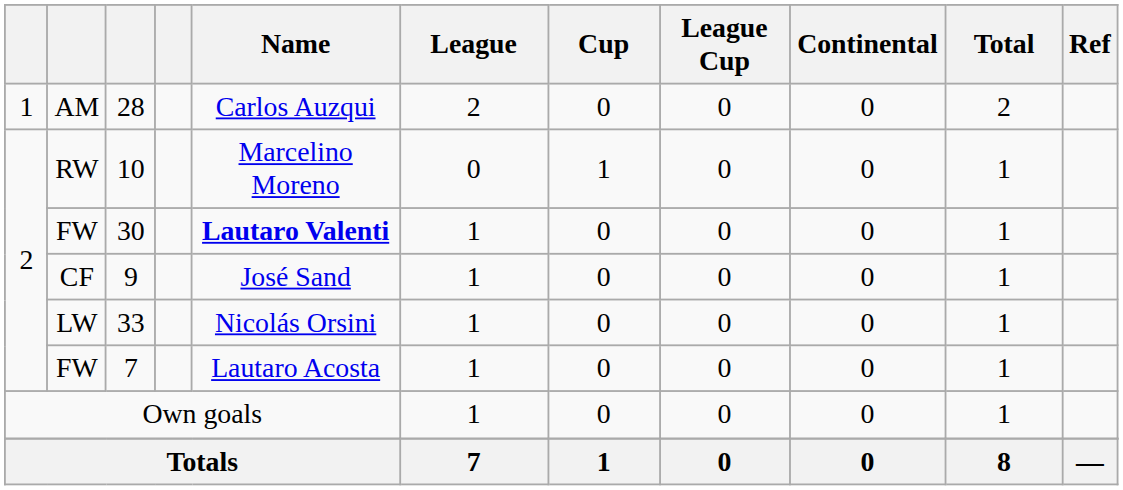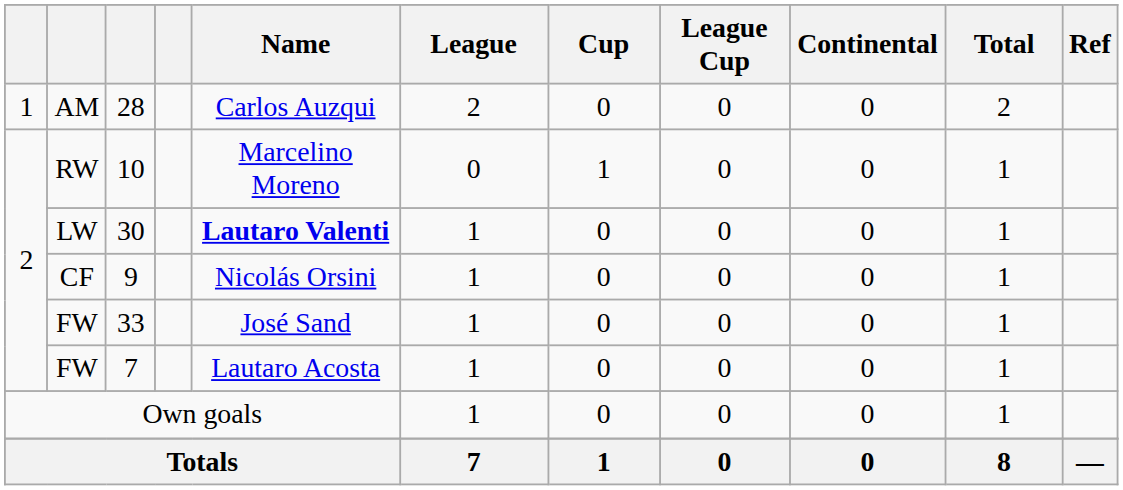(77, 231) FW -> (77, 231) LW
(296, 276) José Sand -> (296, 276) Nicolás Orsini
(77, 322) LW -> (77, 322) FW
(296, 322) Nicolás Orsini -> (296, 322) José Sand
